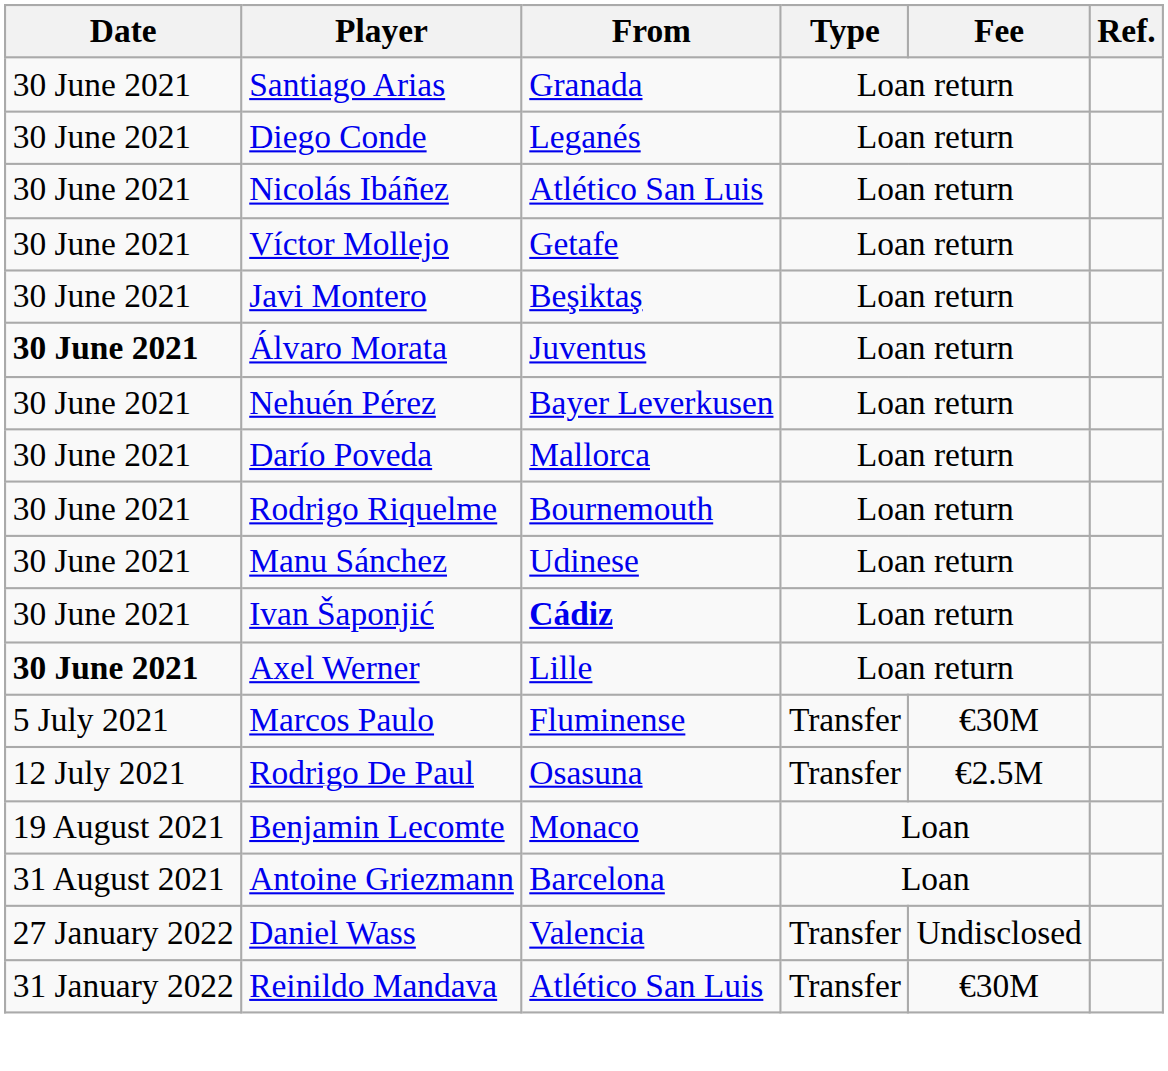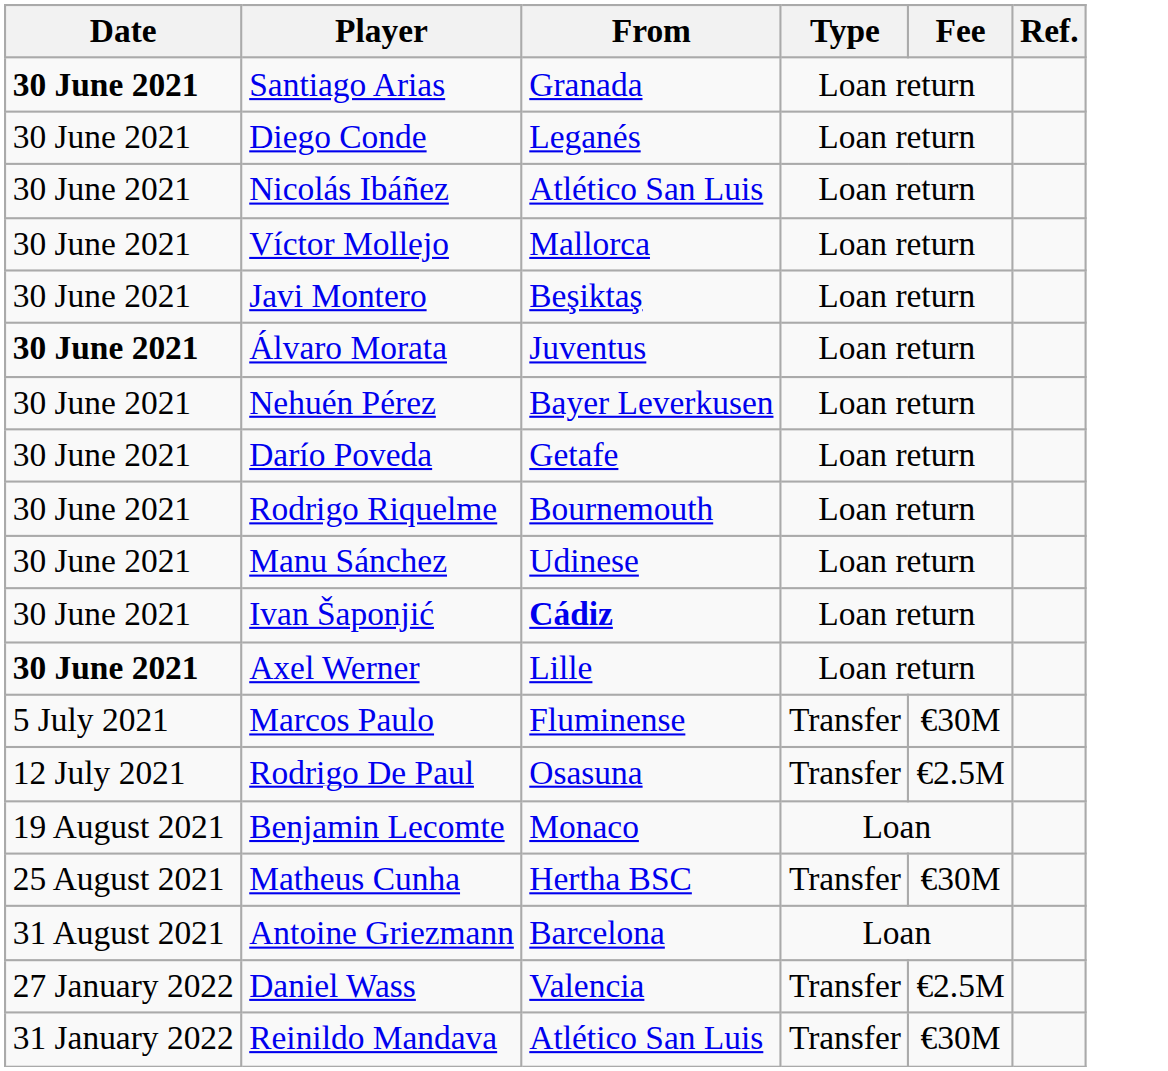(102, 84) normal -> (106, 84) bold
(574, 243) Getafe -> (590, 243) Mallorca
(590, 455) Mallorca -> (574, 455) Getafe
+ row: (355, 879)
(999, 932) Undisclosed -> (961, 985) €2.5M
